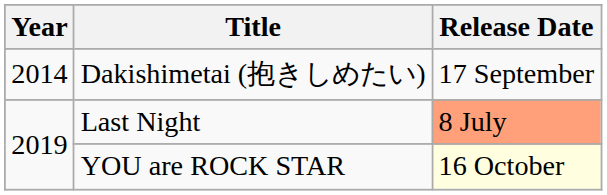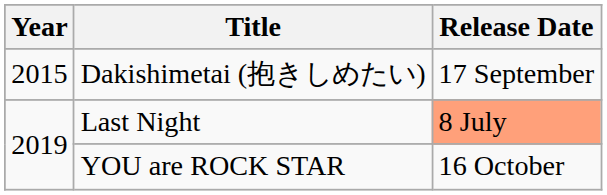(40, 74) 2014 -> (40, 74) 2015
(502, 166) lightyellow background -> (502, 166) no background
